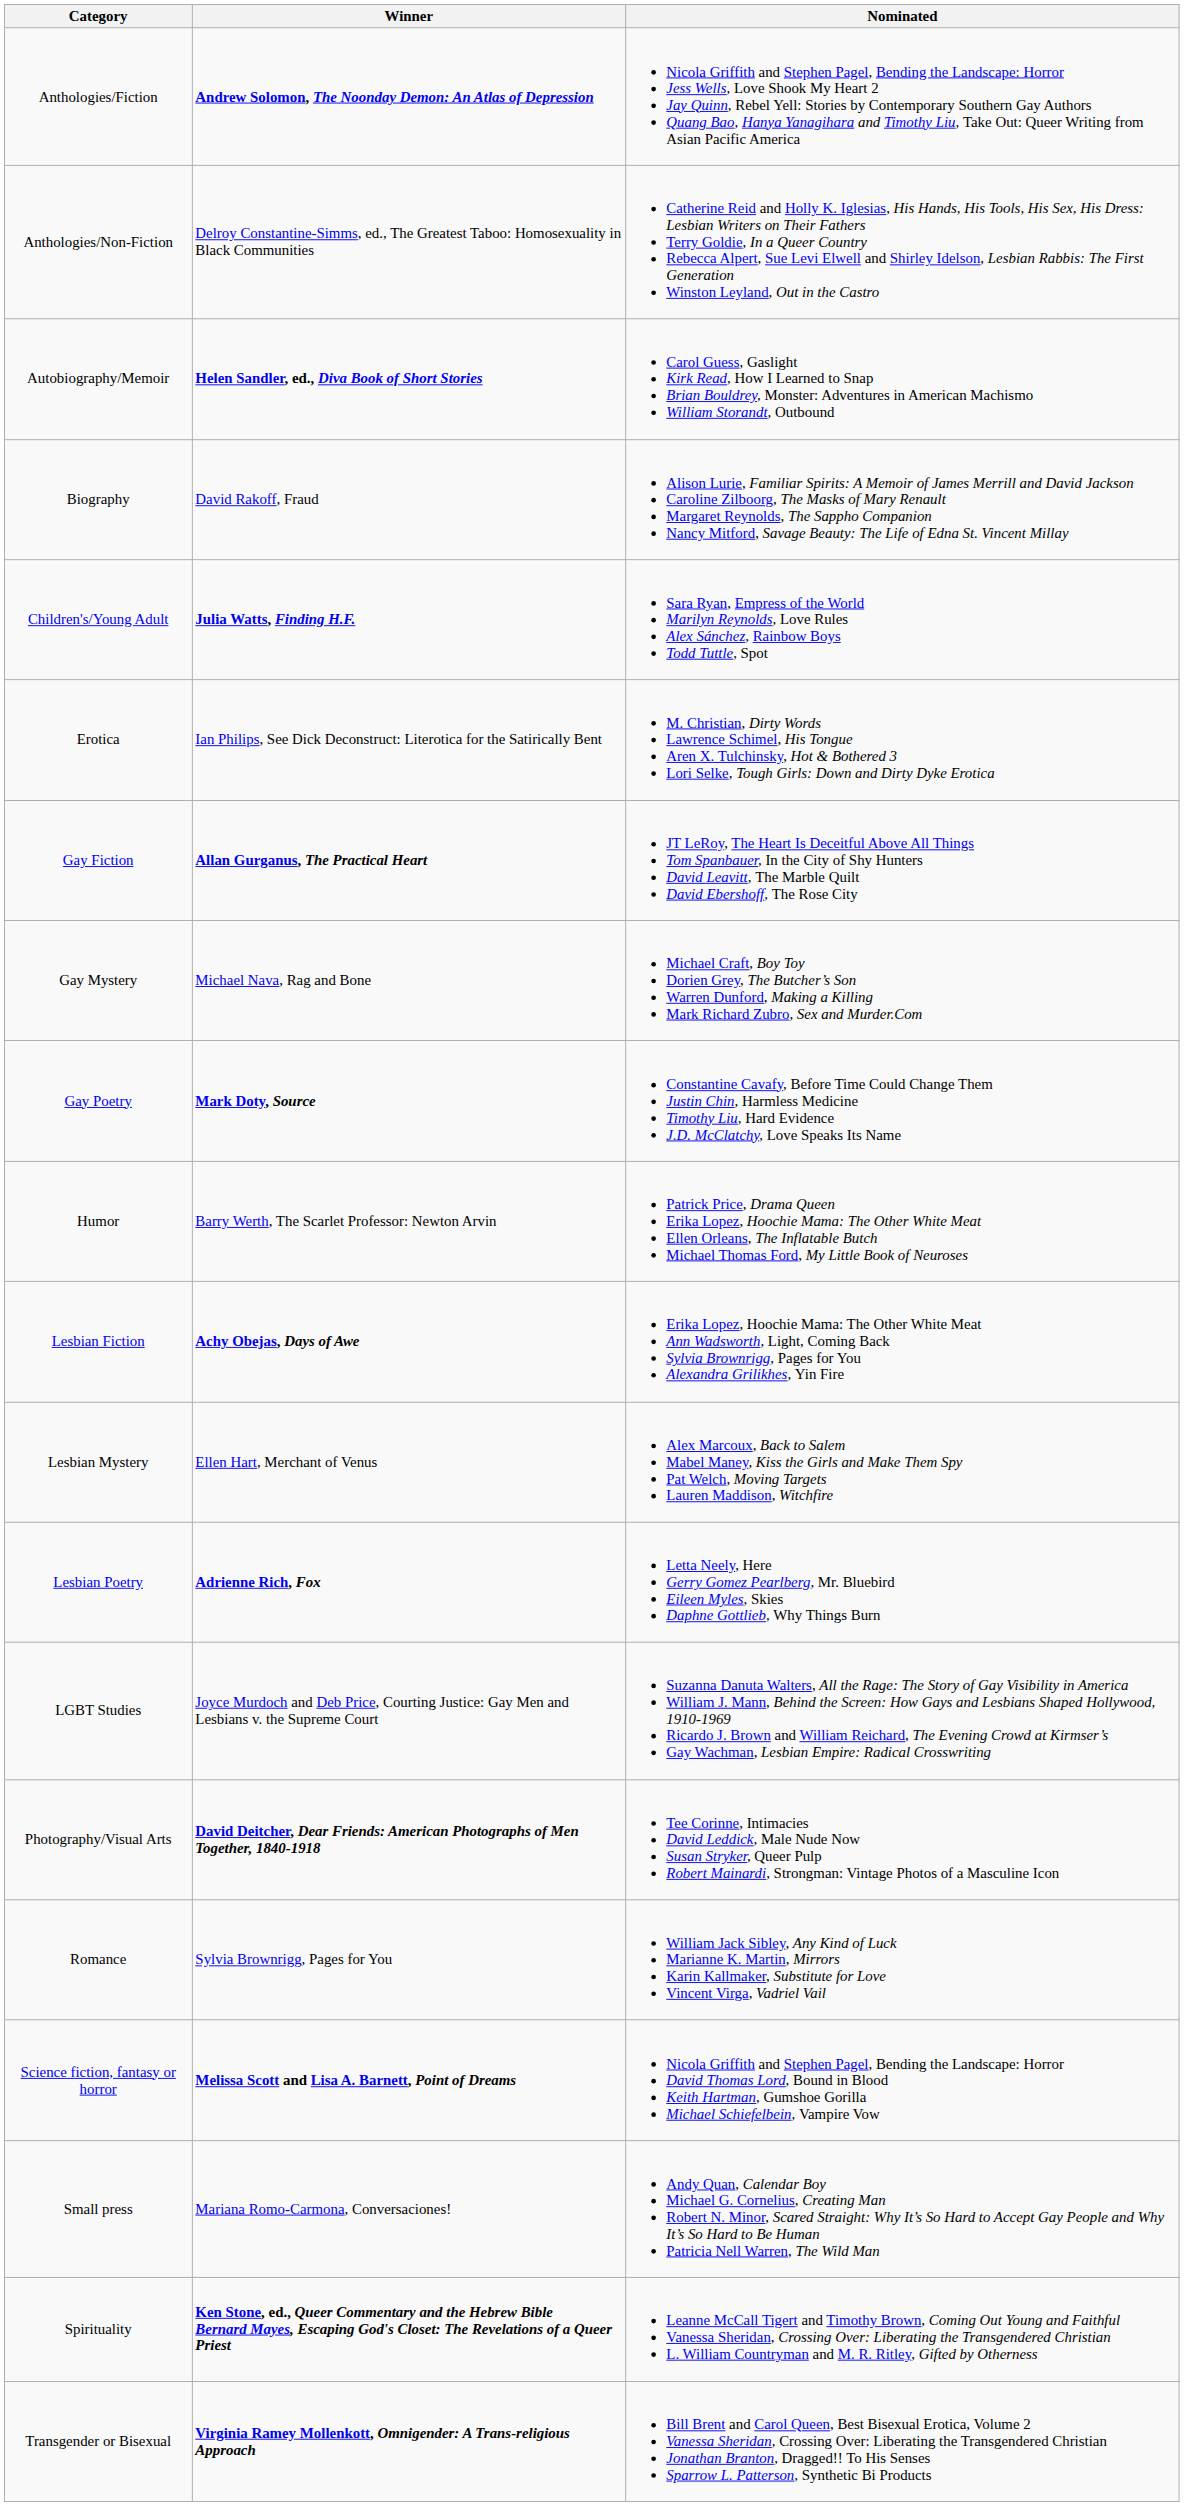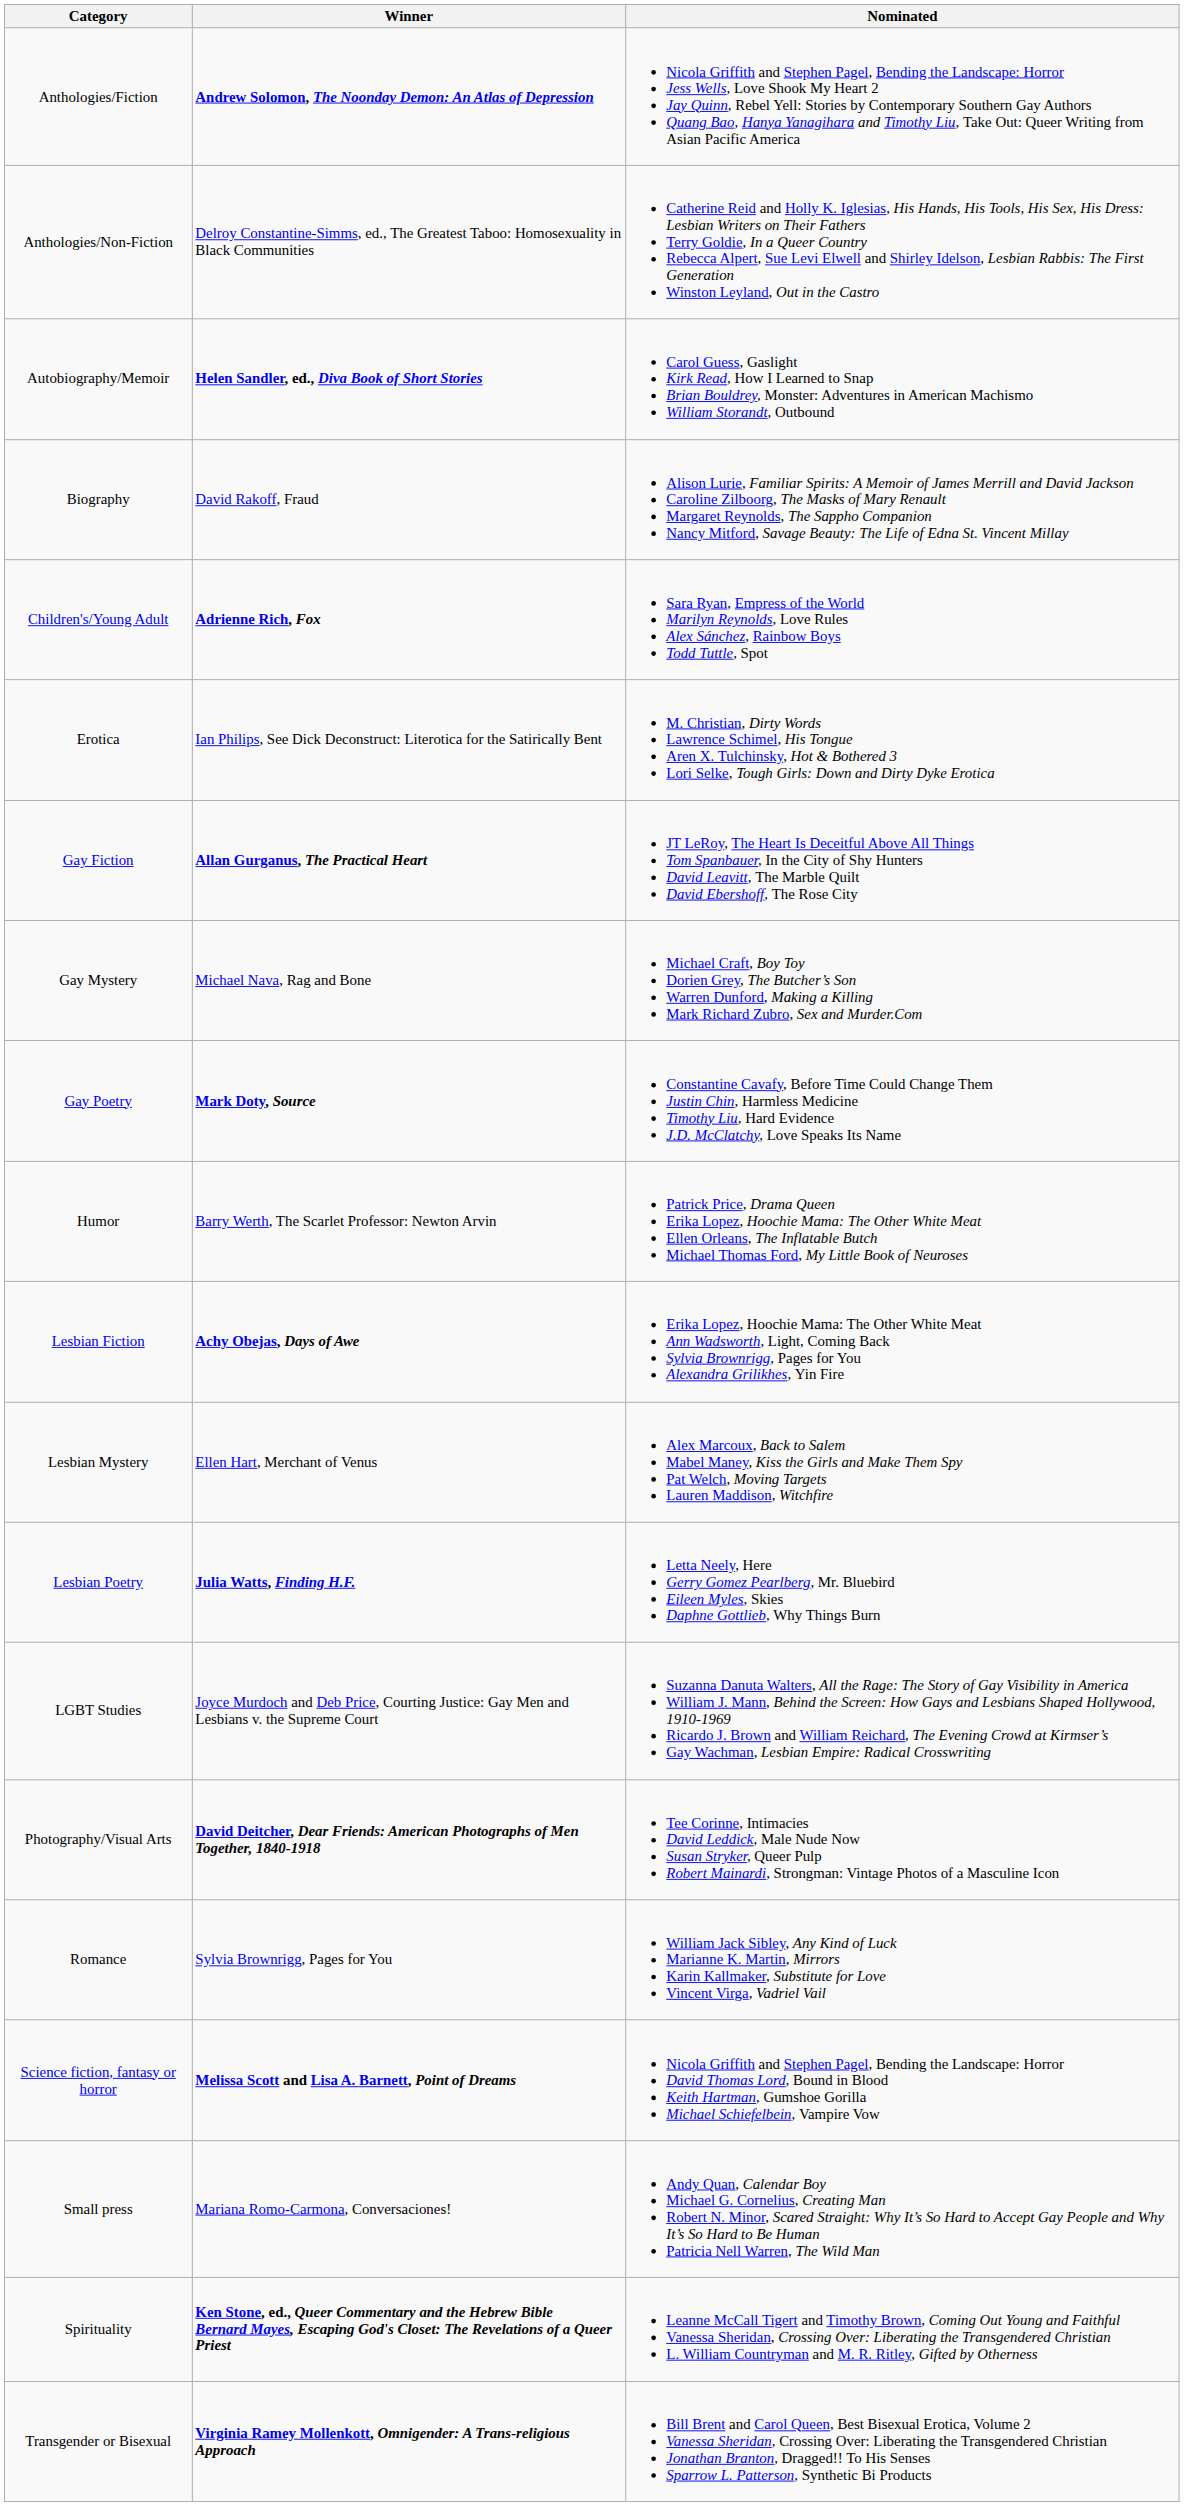(275, 619) Julia Watts, Finding H.F. -> (258, 619) Adrienne Rich, Fox
(258, 1582) Adrienne Rich, Fox -> (275, 1582) Julia Watts, Finding H.F.
